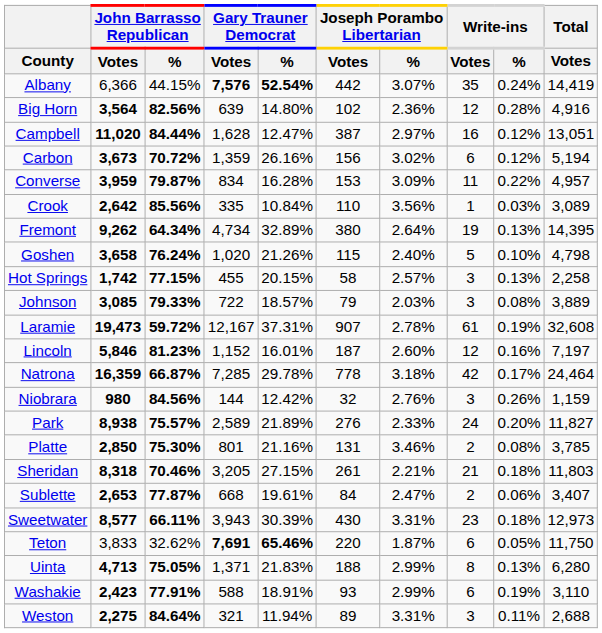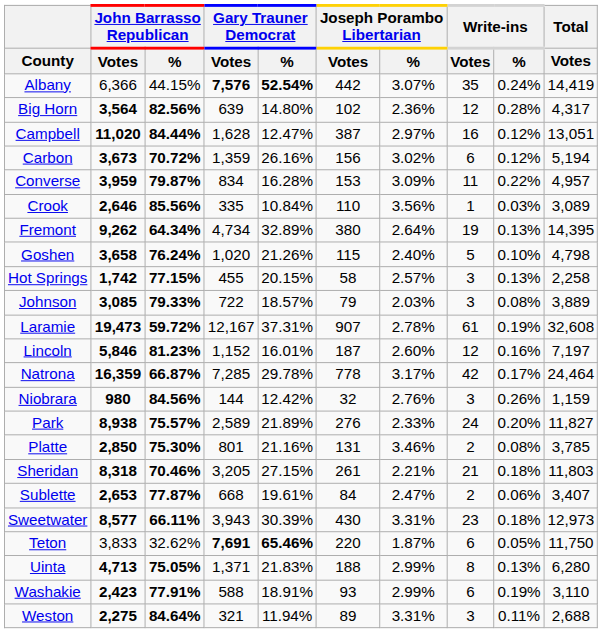(571, 109) 4,916 -> (571, 109) 4,317
(118, 206) 2,642 -> (118, 206) 2,646
(413, 374) 3.18% -> (413, 374) 3.17%
